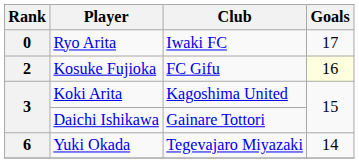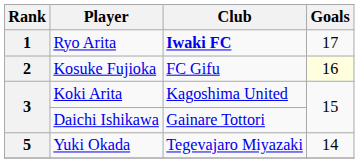(27, 42) 0 -> (27, 42) 1
(197, 42) normal -> (199, 42) bold
(27, 145) 6 -> (27, 145) 5
